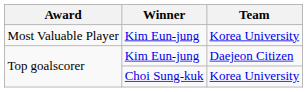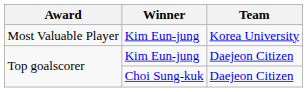(254, 76) Korea University -> (251, 76) Daejeon Citizen
